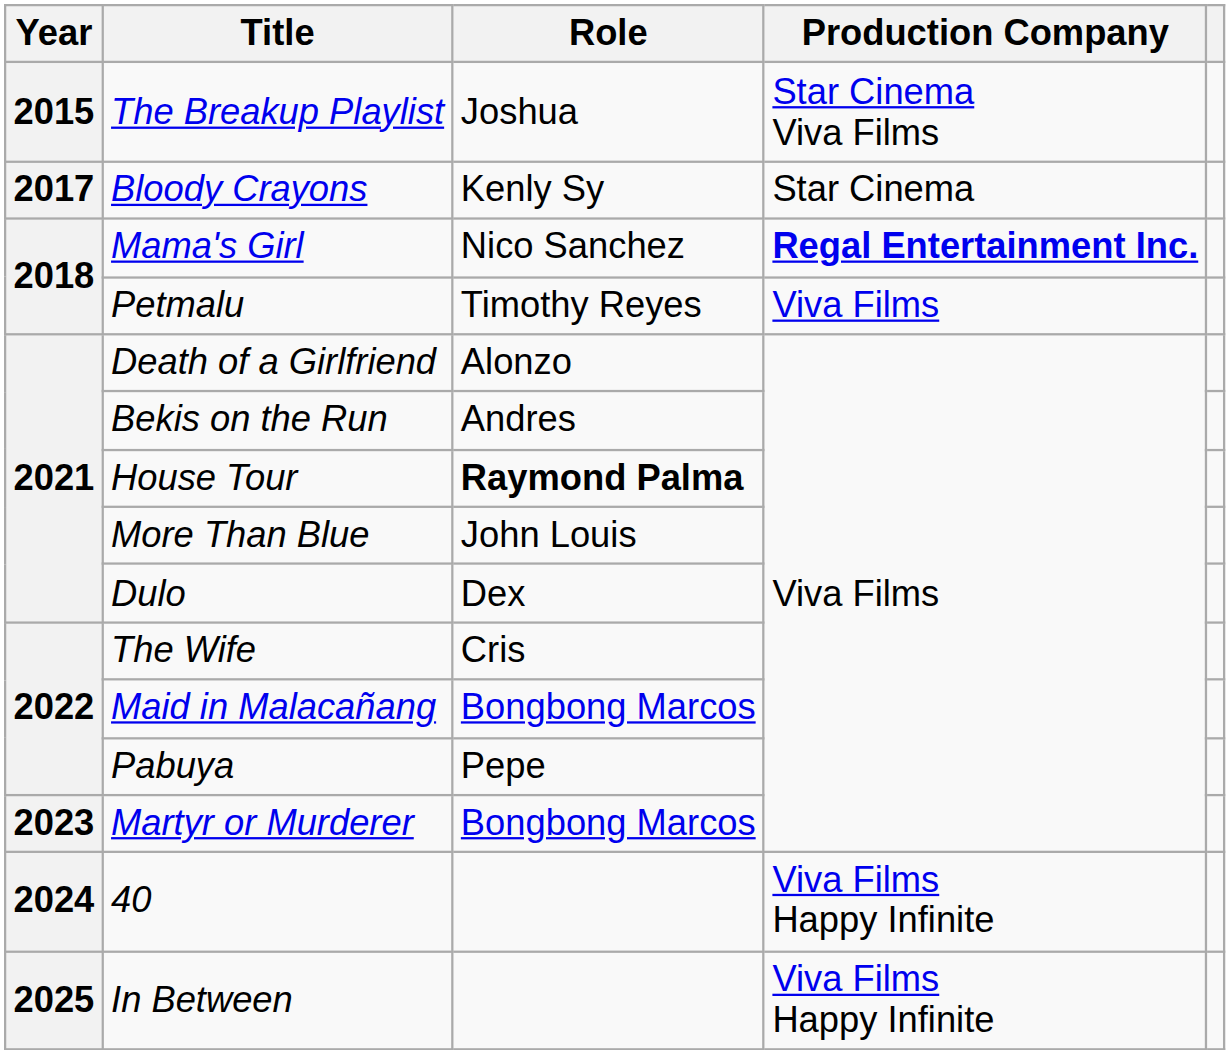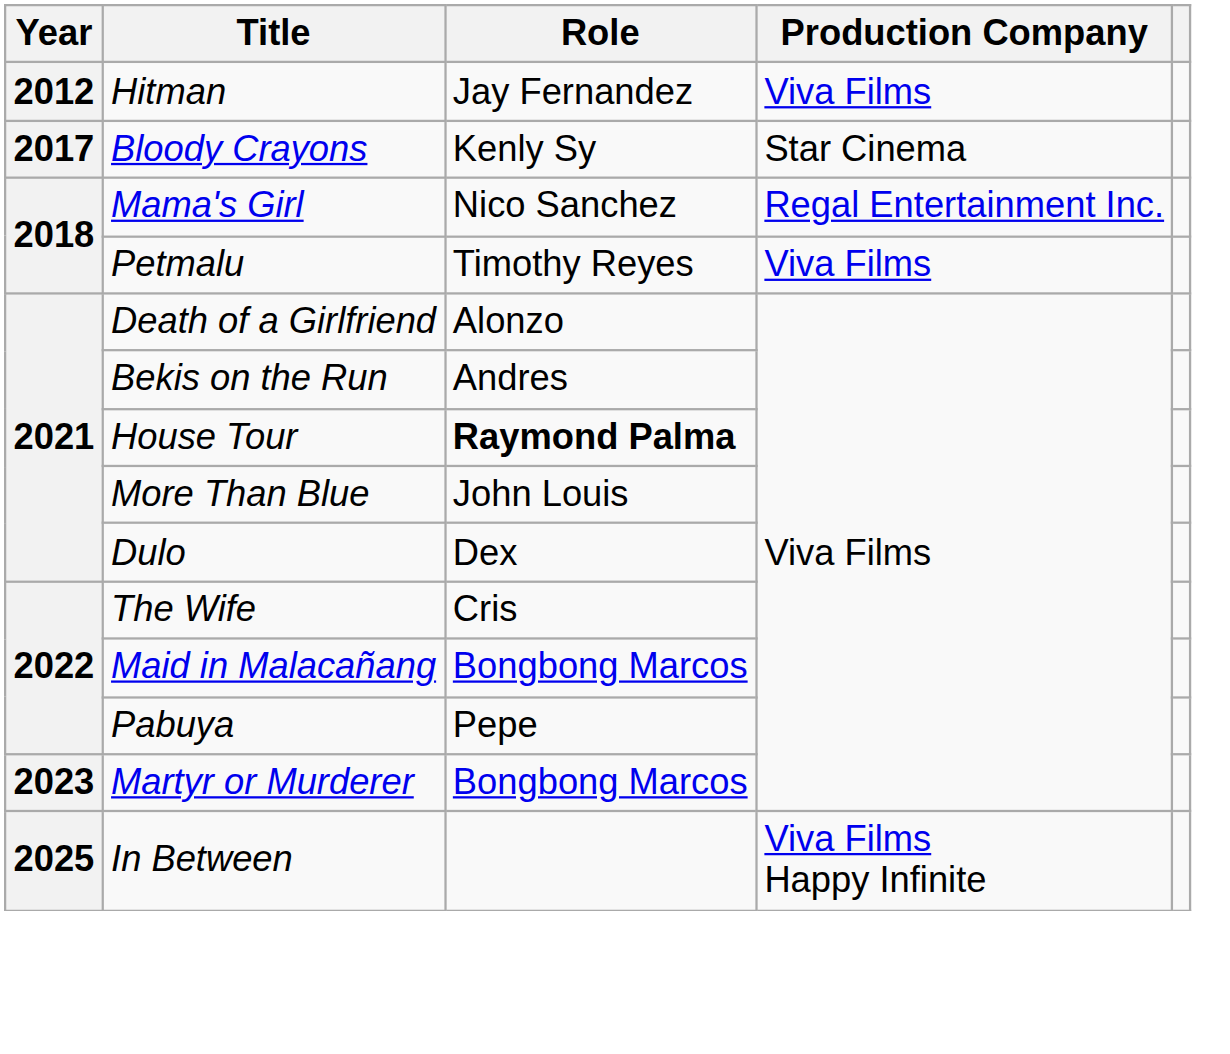+ row: (169, 90)
- row: (278, 111)
(985, 246) bold -> (964, 206) normal
- row: (131, 901)
